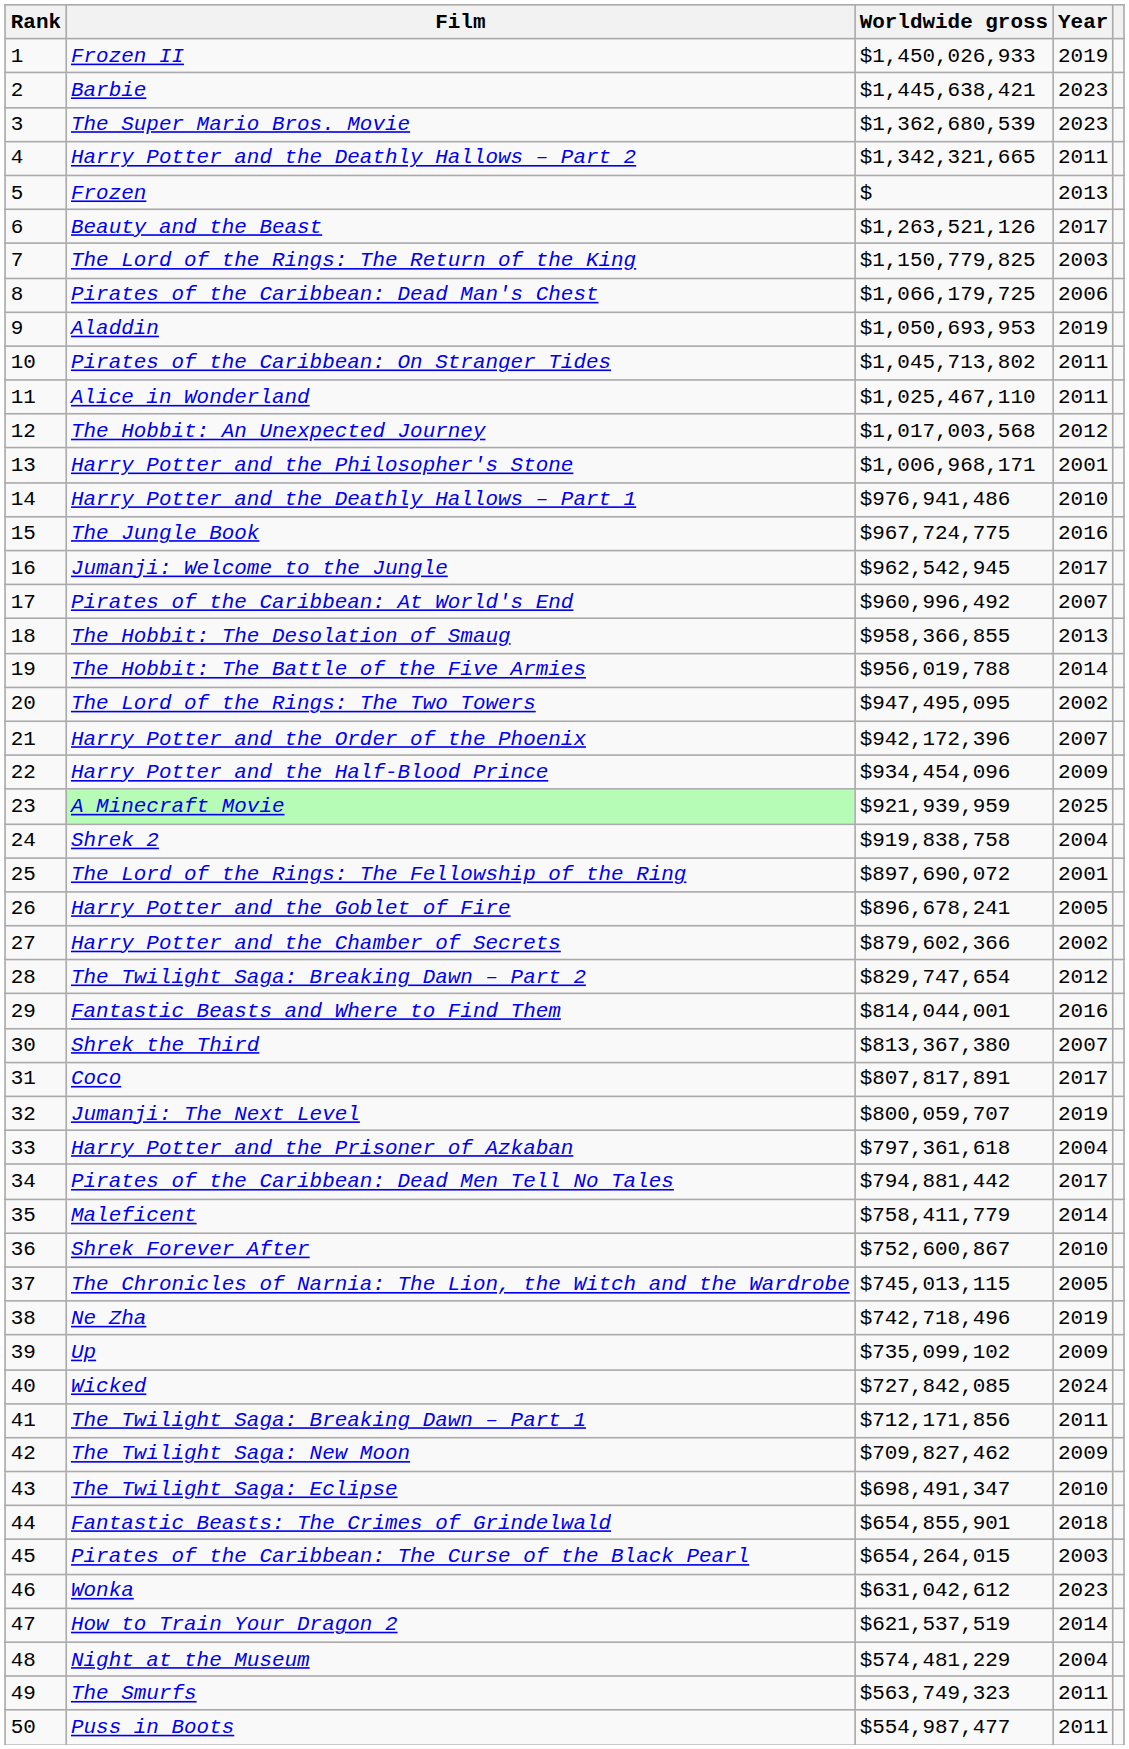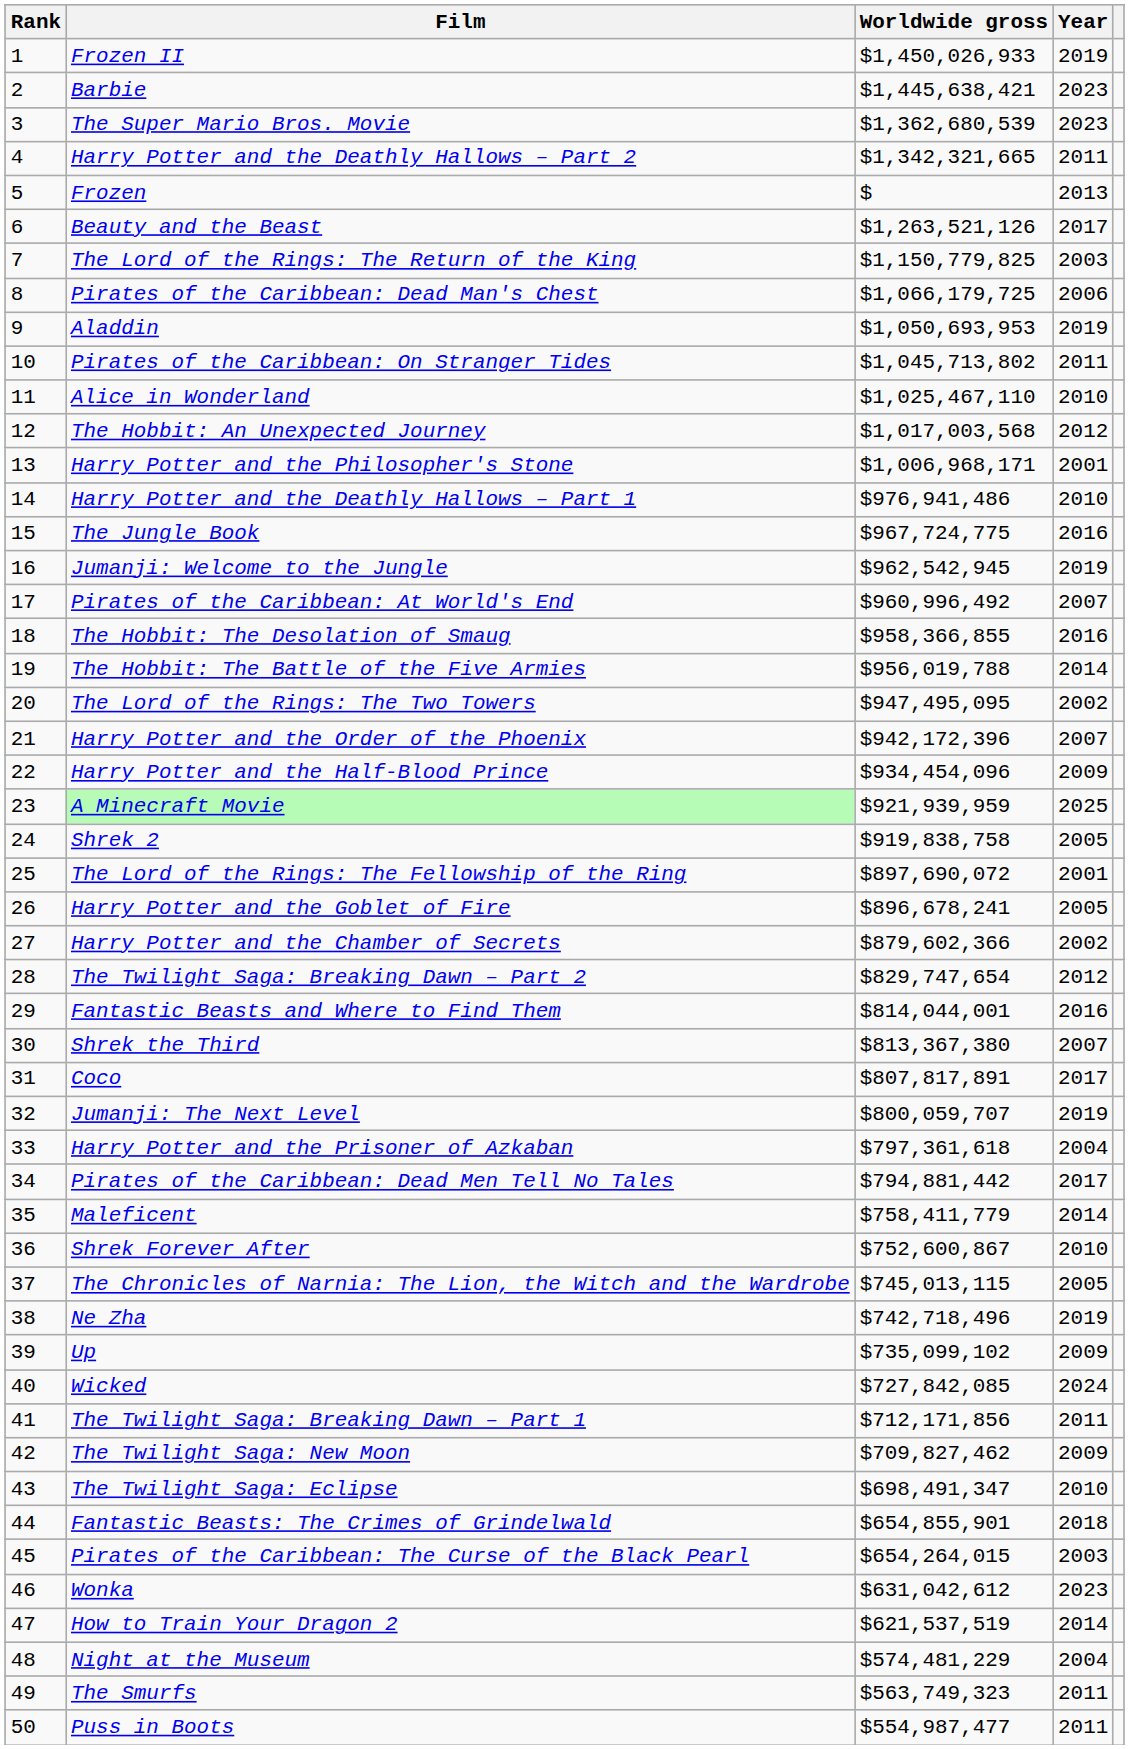(1083, 397) 2011 -> (1083, 397) 2010
(1083, 568) 2017 -> (1083, 568) 2019
(1083, 636) 2013 -> (1083, 636) 2016
(1083, 841) 2004 -> (1083, 841) 2005
